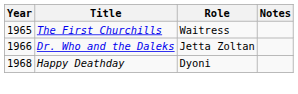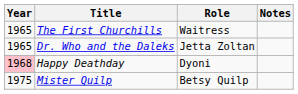(19, 47) 1966 -> (19, 47) 1965
(19, 64) no background -> (19, 64) pink background
+ row: (74, 81)
